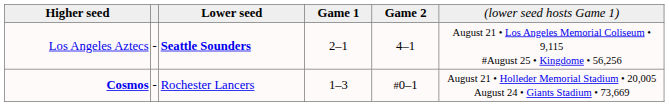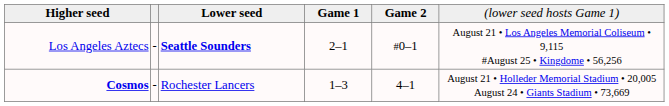(406, 45) 4–1 -> (406, 45) #0–1
(406, 85) #0–1 -> (406, 85) 4–1
